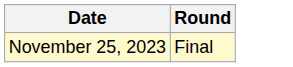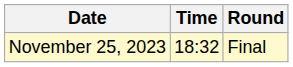+ column: (197, 18)
